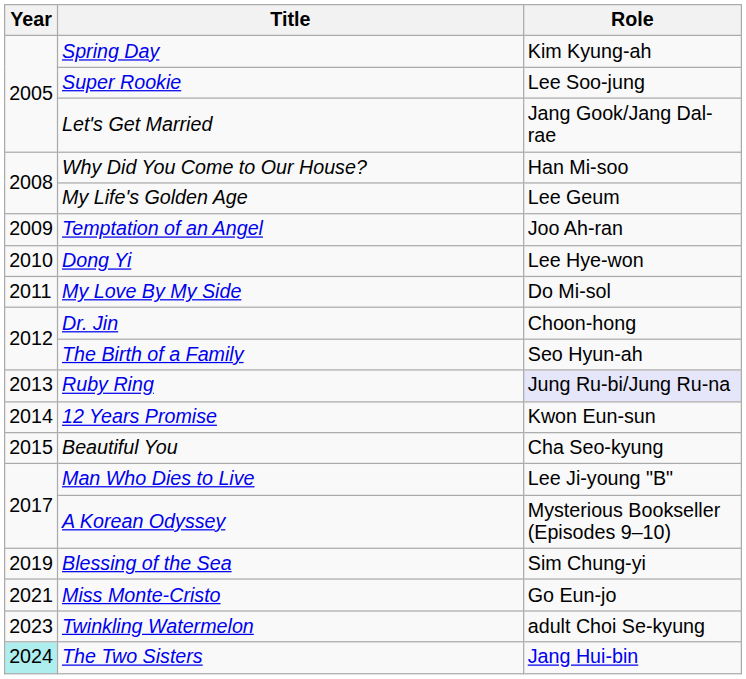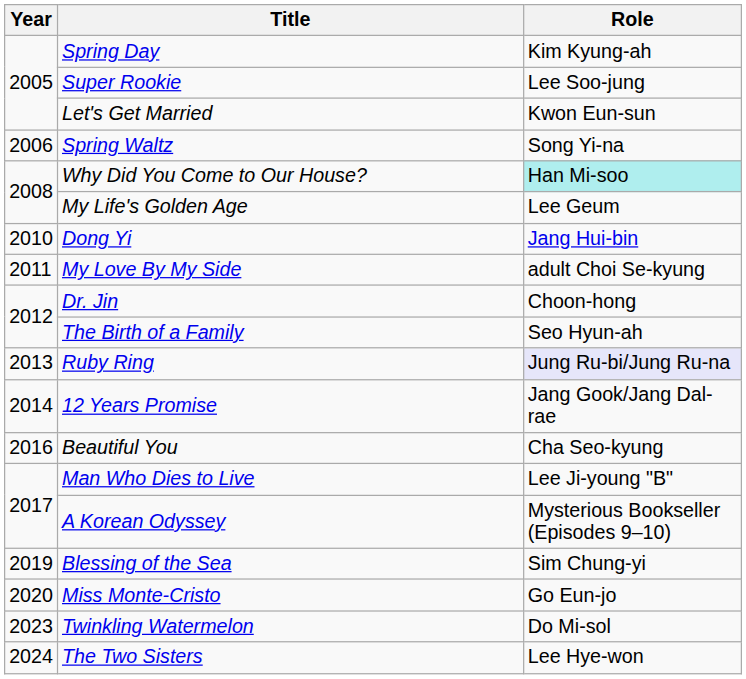(620, 124) Jang Gook/Jang Dal-rae -> (592, 113) Kwon Eun-sun
+ row: (118, 144)
(578, 167) no background -> (578, 176) paleturquoise background
- row: (162, 229)
(586, 260) Lee Hye-won -> (583, 238) Jang Hui-bin
(569, 291) Do Mi-sol -> (616, 269) adult Choi Se-kyung
(592, 416) Kwon Eun-sun -> (620, 405) Jang Gook/Jang Dal-rae
(31, 447) 2015 -> (31, 447) 2016
(31, 594) 2021 -> (31, 594) 2020
(616, 626) adult Choi Se-kyung -> (569, 626) Do Mi-sol
(31, 657) paleturquoise background -> (31, 657) no background
(583, 657) Jang Hui-bin -> (586, 657) Lee Hye-won
